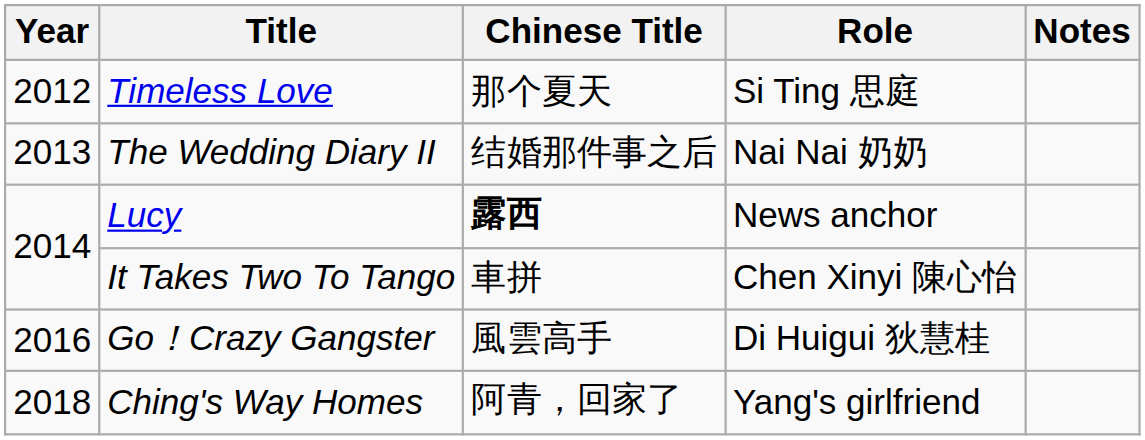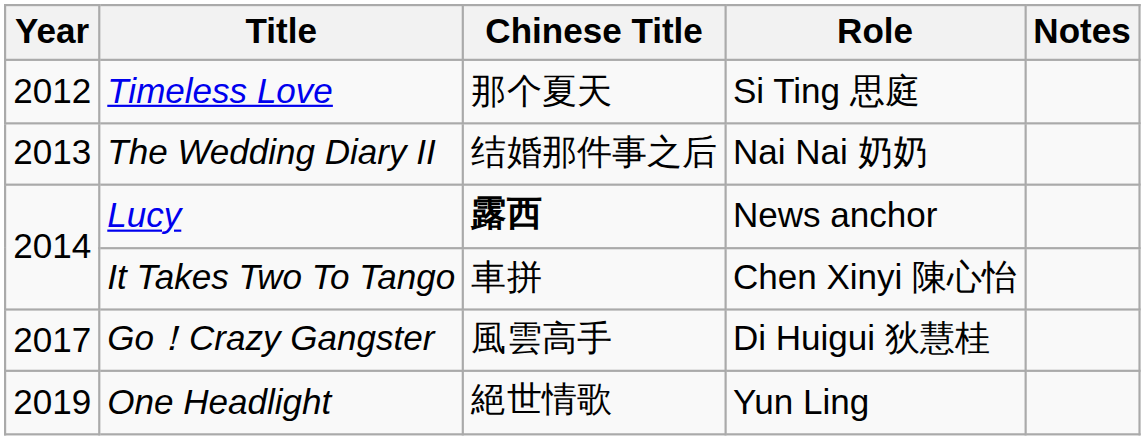(52, 339) 2016 -> (52, 339) 2017
- row: (265, 401)
+ row: (219, 401)
